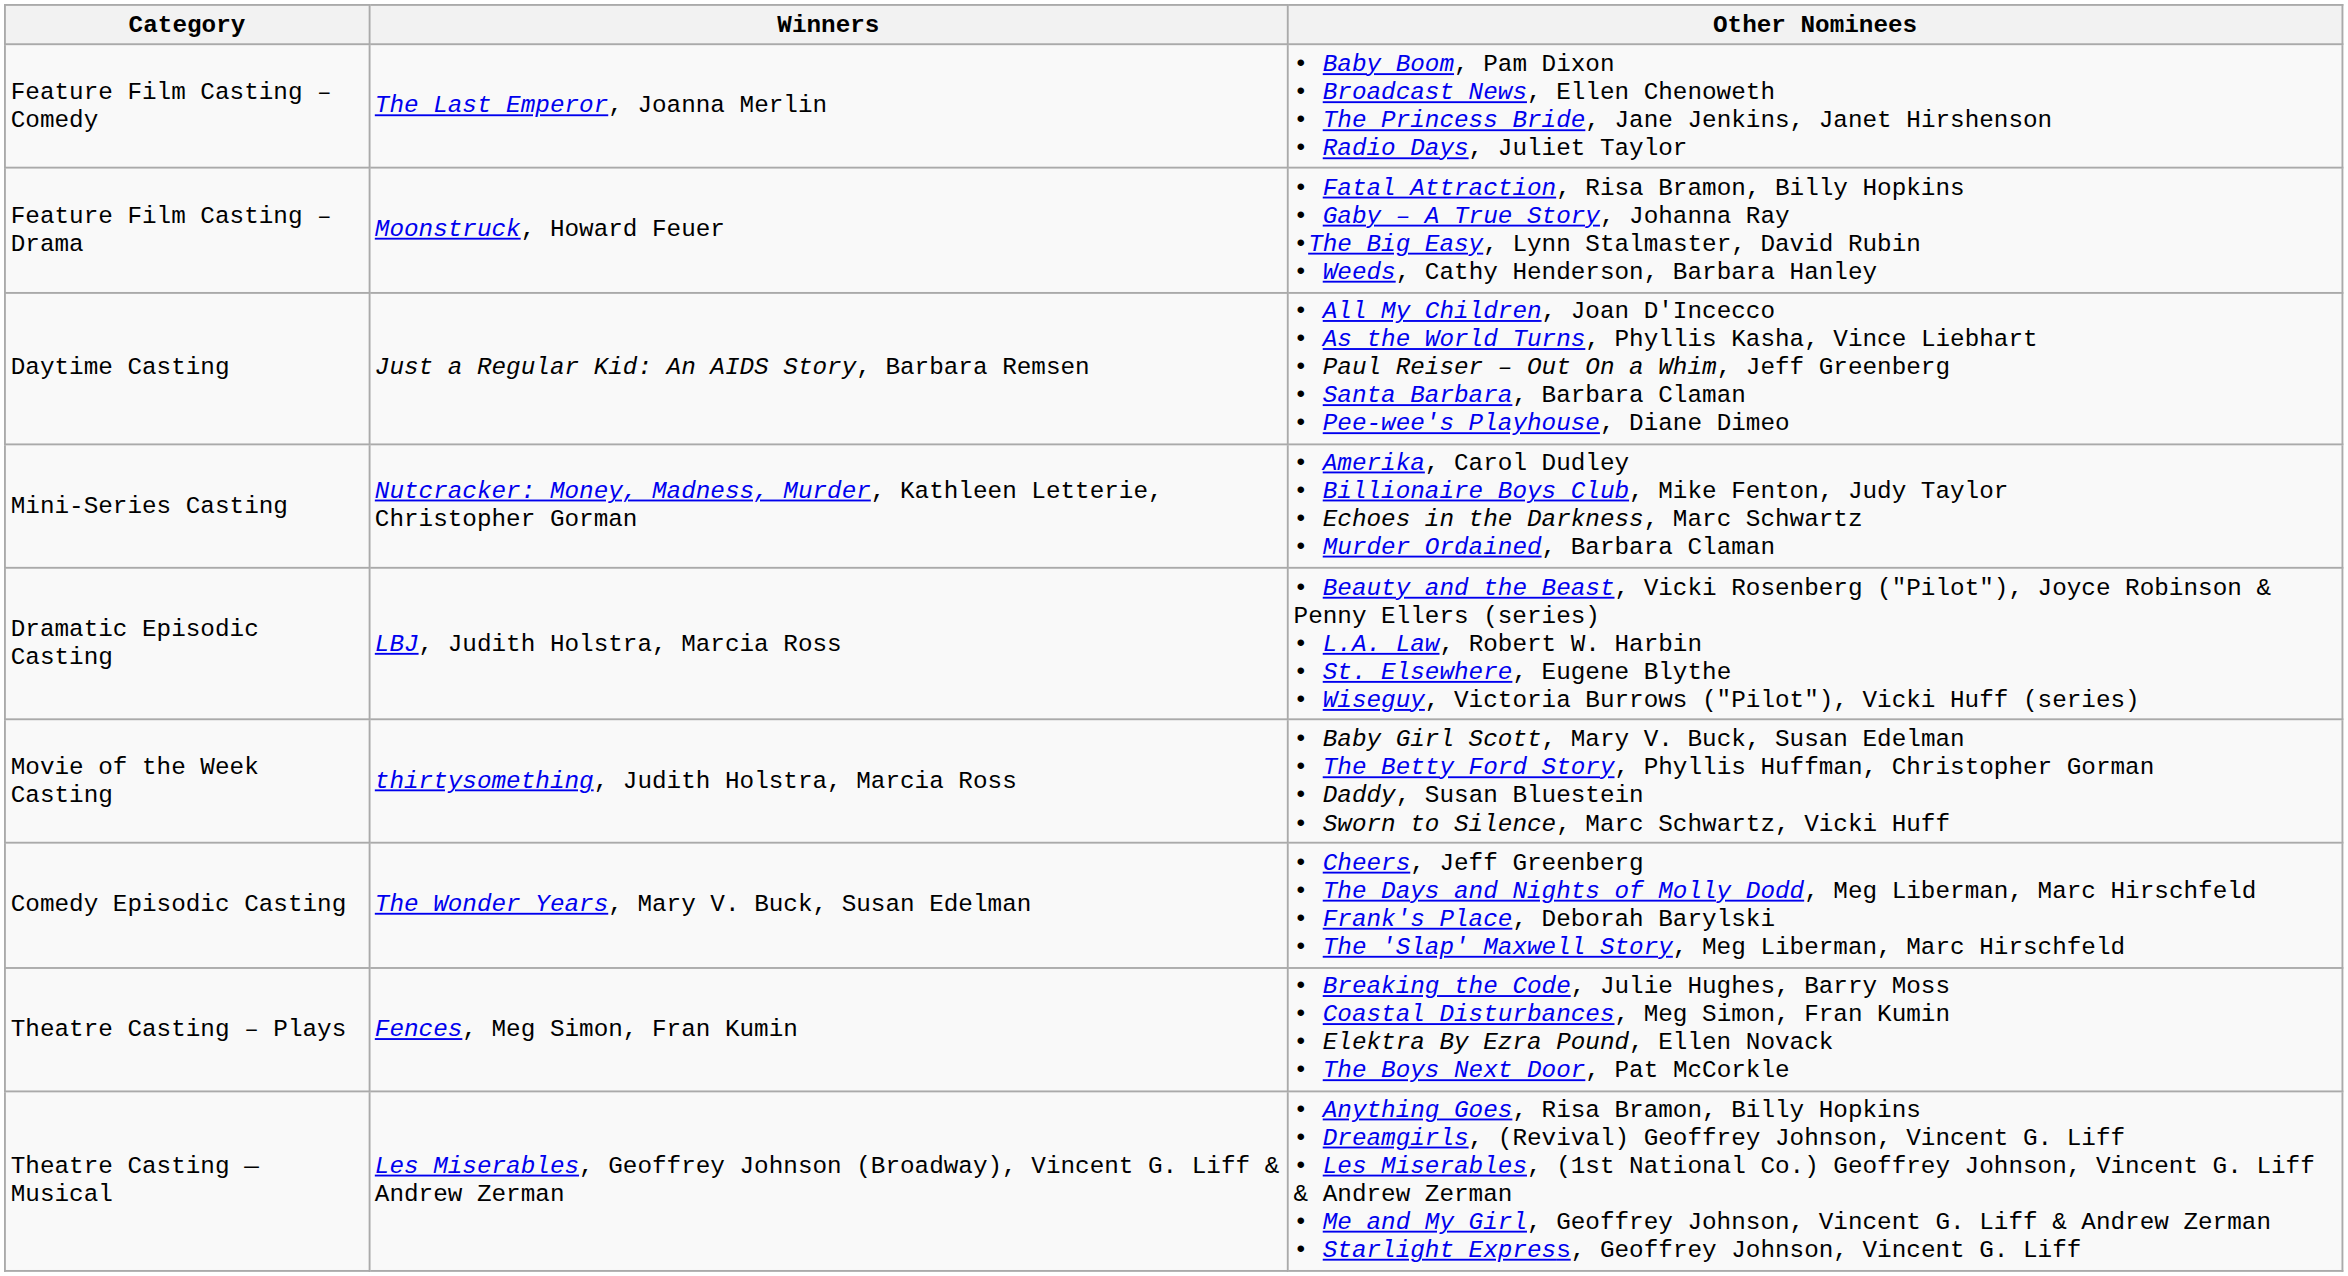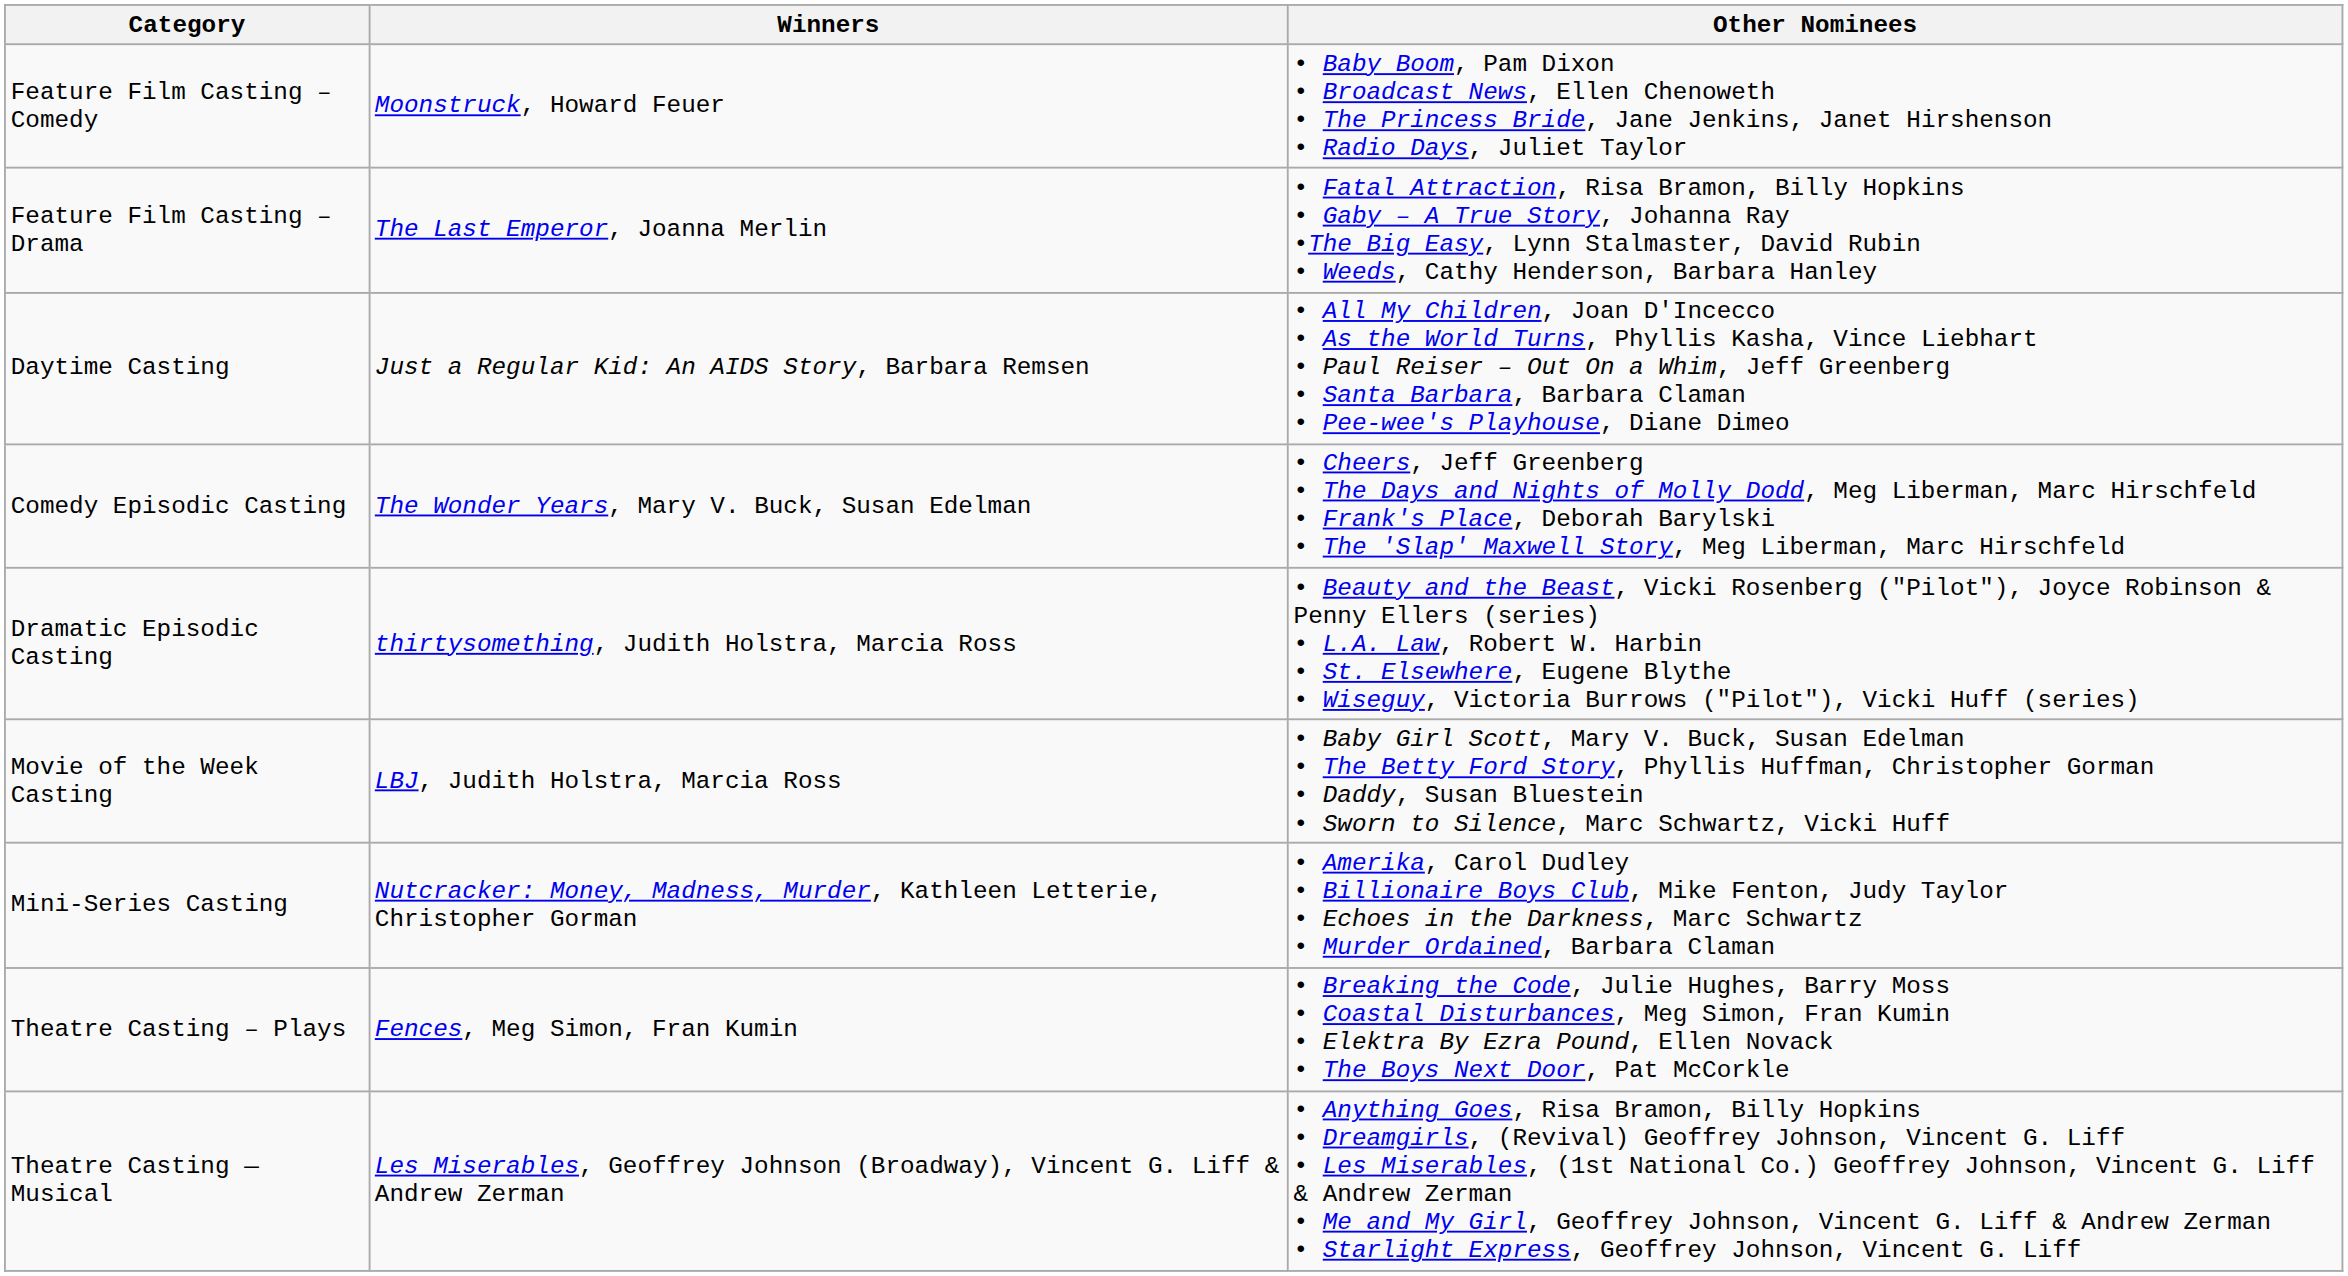(601, 106) The Last Emperor, Joanna Merlin -> (550, 106) Moonstruck, Howard Feuer
(550, 230) Moonstruck, Howard Feuer -> (601, 230) The Last Emperor, Joanna Merlin
rows swapped: (178, 905) <-> (149, 506)
(608, 644) LBJ, Judith Holstra, Marcia Ross -> (696, 644) thirtysomething, Judith Holstra, Marcia Ross
(696, 781) thirtysomething, Judith Holstra, Marcia Ross -> (608, 781) LBJ, Judith Holstra, Marcia Ross
